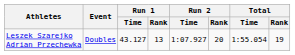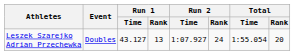(219, 39) 20 -> (219, 39) 24
(279, 39) 19 -> (279, 39) 20
